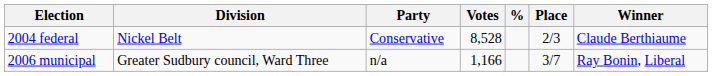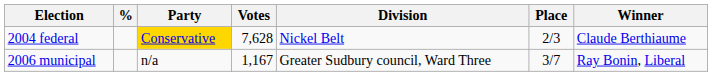columns swapped: (240, 15) <-> (517, 15)
(407, 37) no background -> (178, 37) gold background
(486, 37) 8,528 -> (257, 37) 7,628
(486, 60) 1,166 -> (257, 60) 1,167
